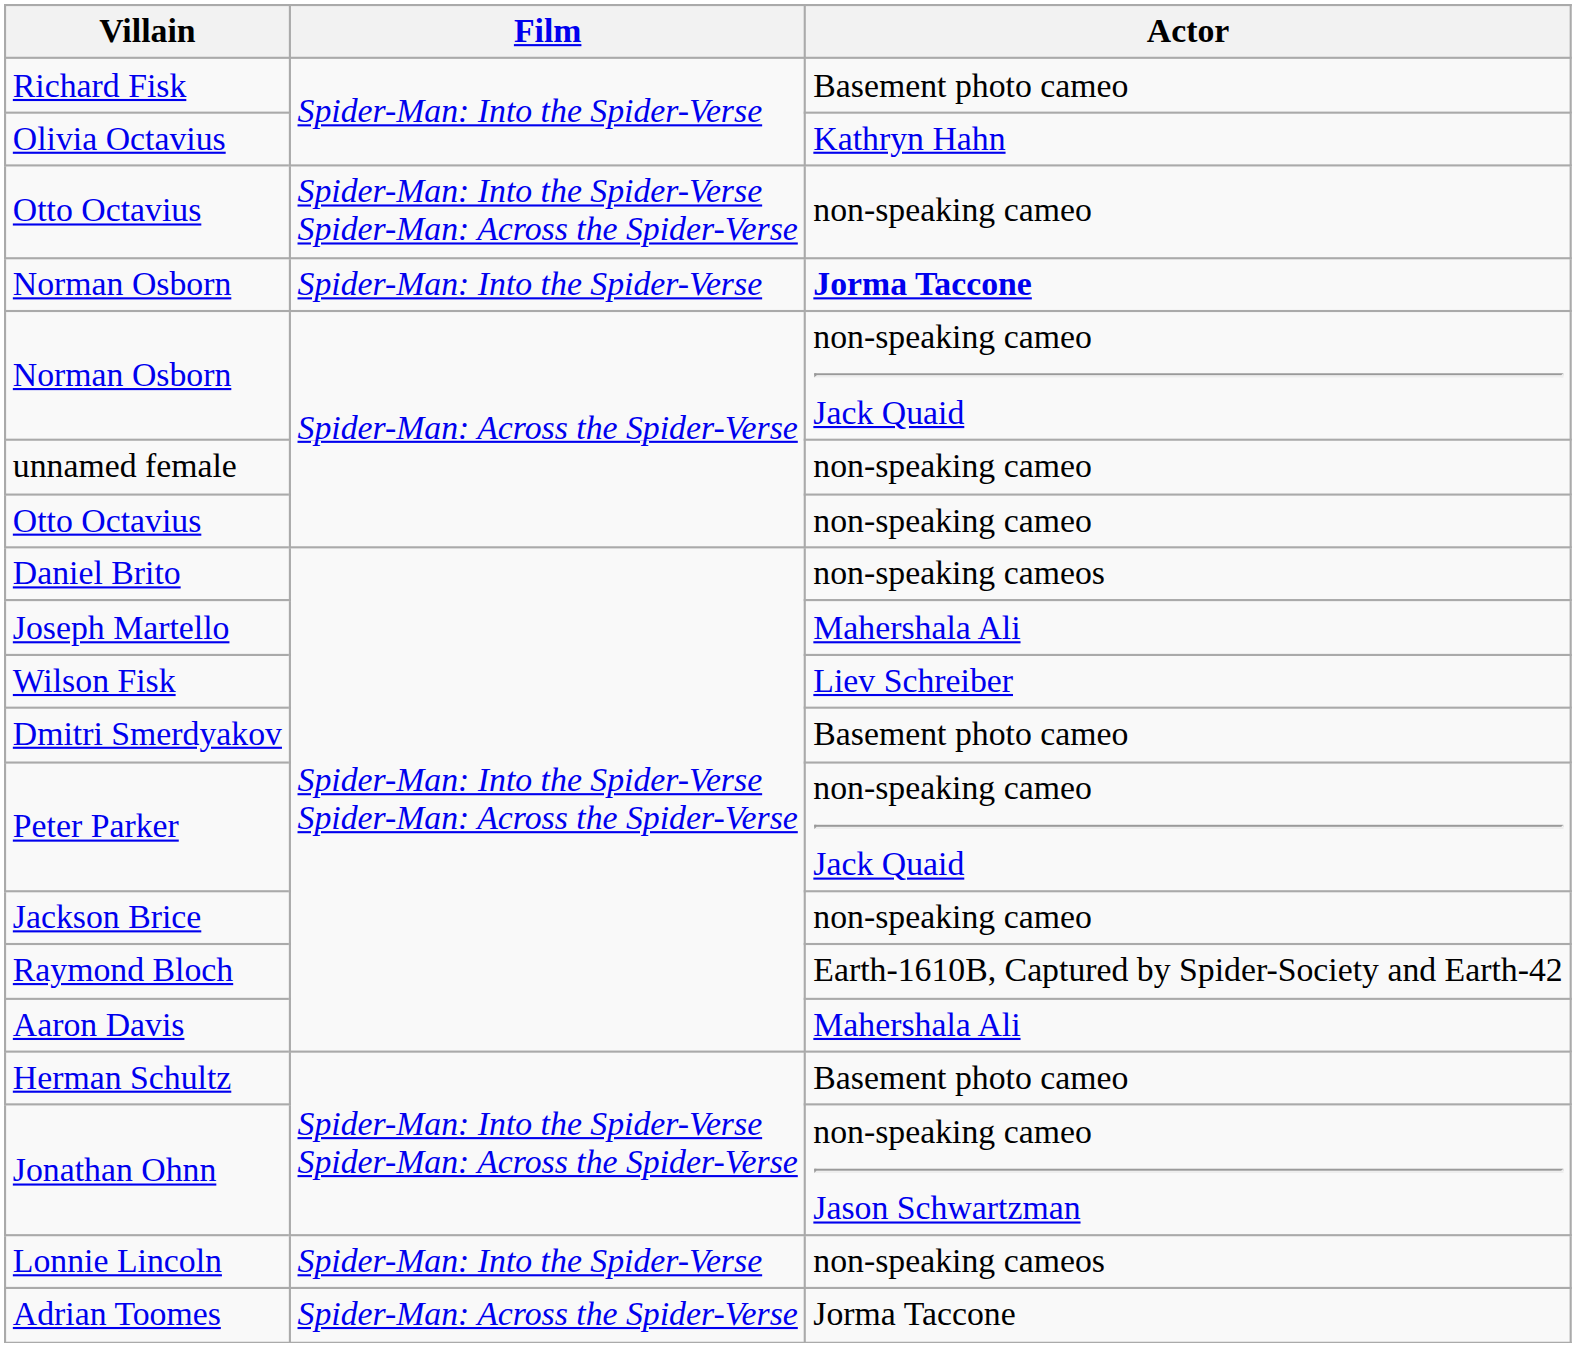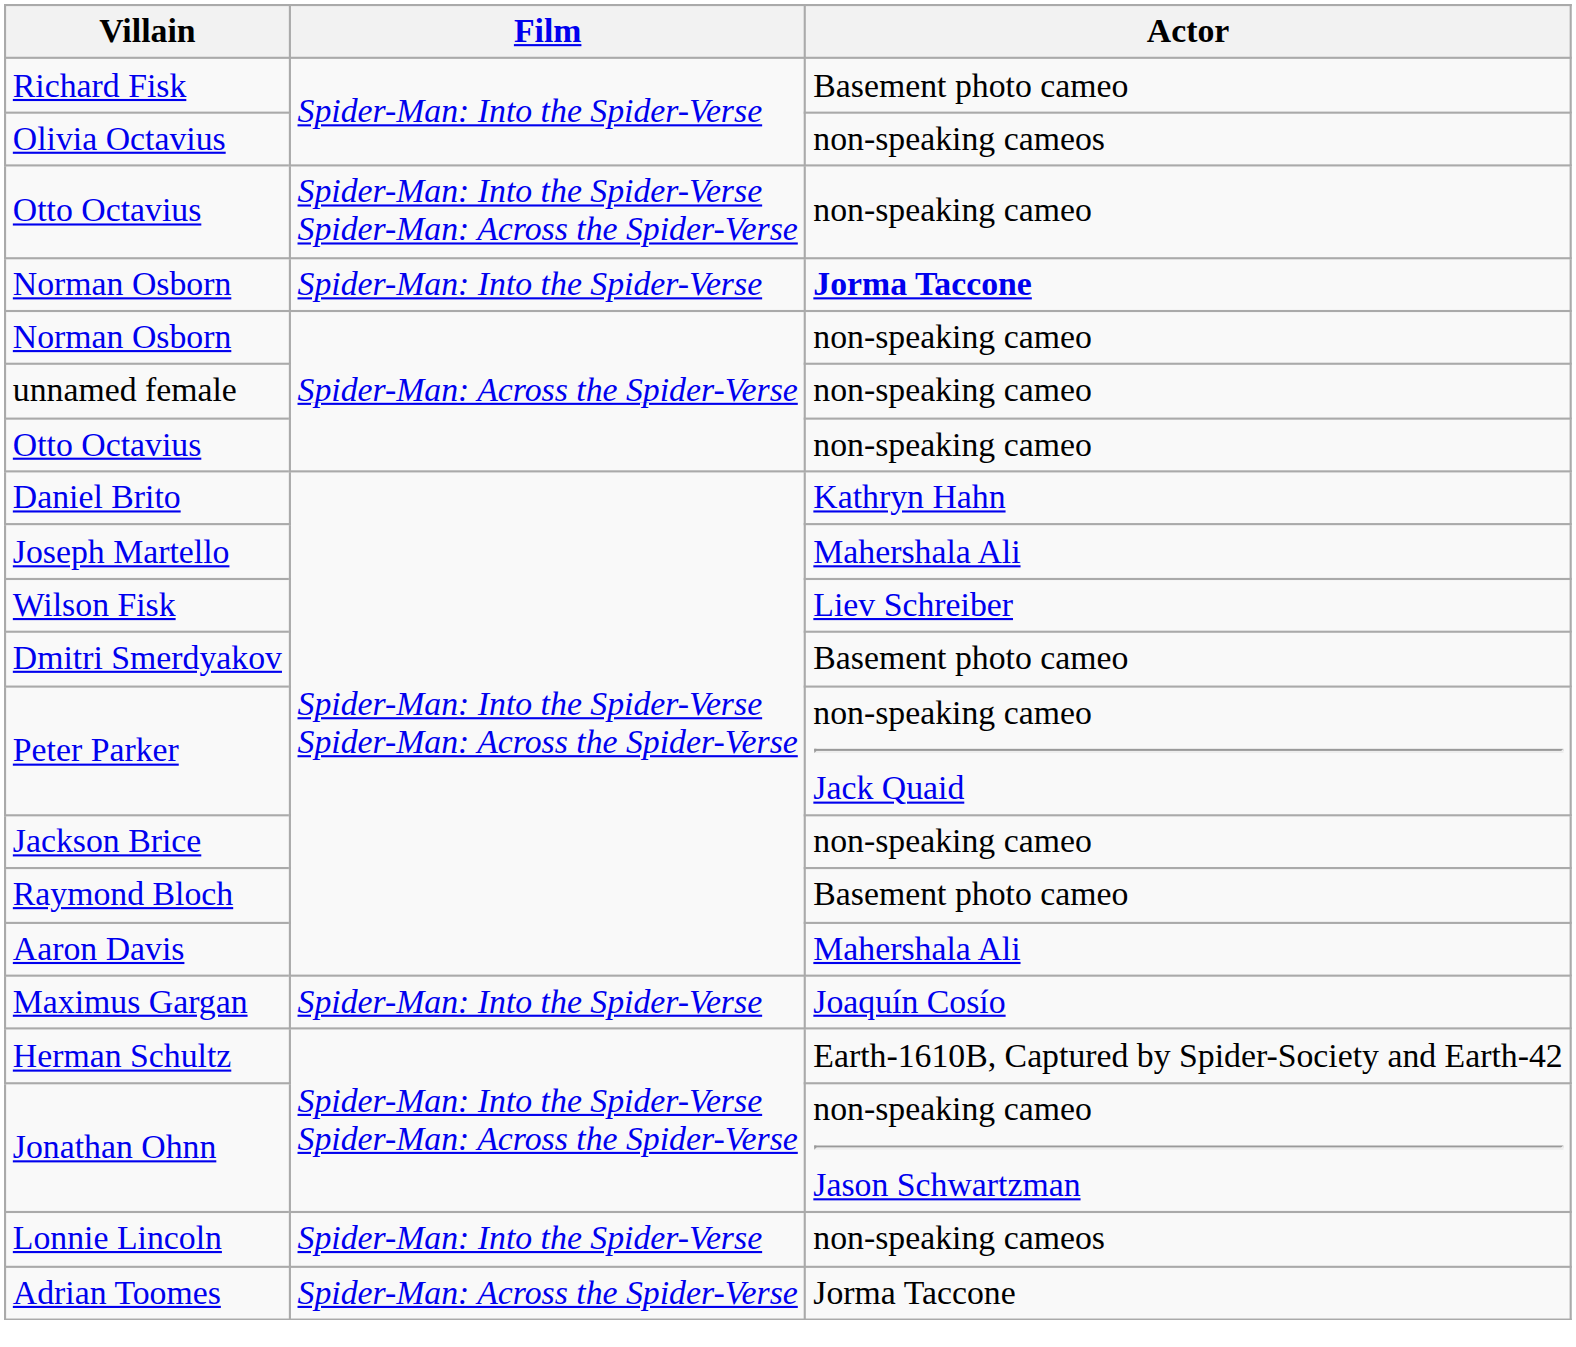(909, 138) Kathryn Hahn -> (959, 138) non-speaking cameos
(1188, 374) non-speaking cameo Jack Quaid -> (953, 336) non-speaking cameo
(959, 573) non-speaking cameos -> (909, 497) Kathryn Hahn
(1188, 970) Earth-1610B, Captured by Spider-Society and Earth-42 -> (971, 894) Basement photo cameo
+ row: (130, 1001)
(971, 1077) Basement photo cameo -> (1188, 1055) Earth-1610B, Captured by Spider-Society and Earth-42
